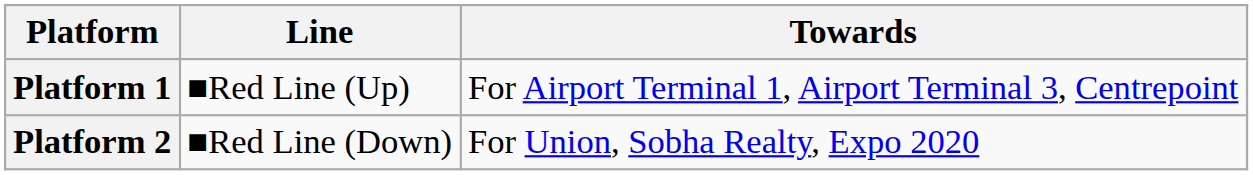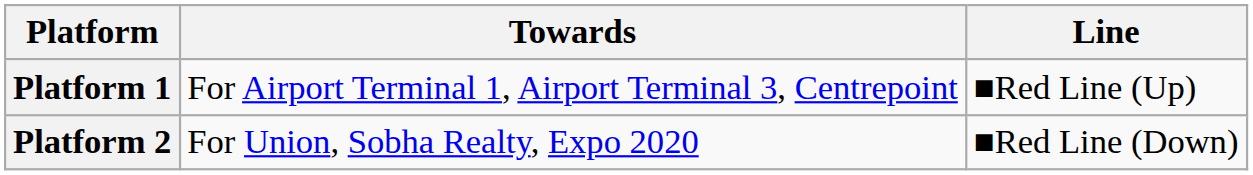columns swapped: (320, 31) <-> (853, 31)
